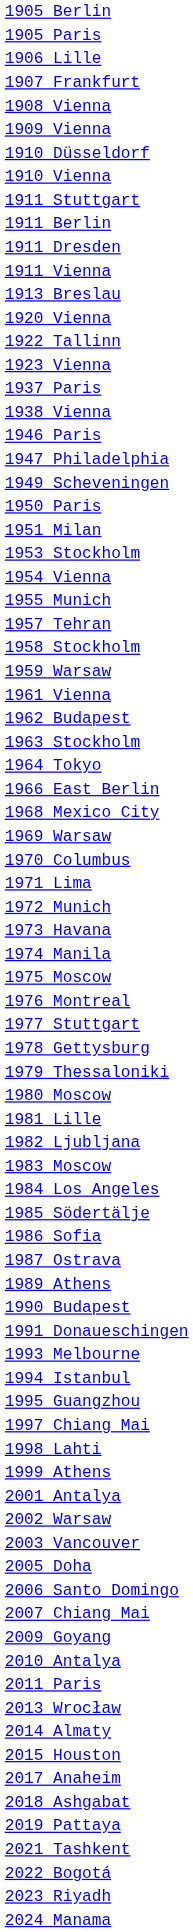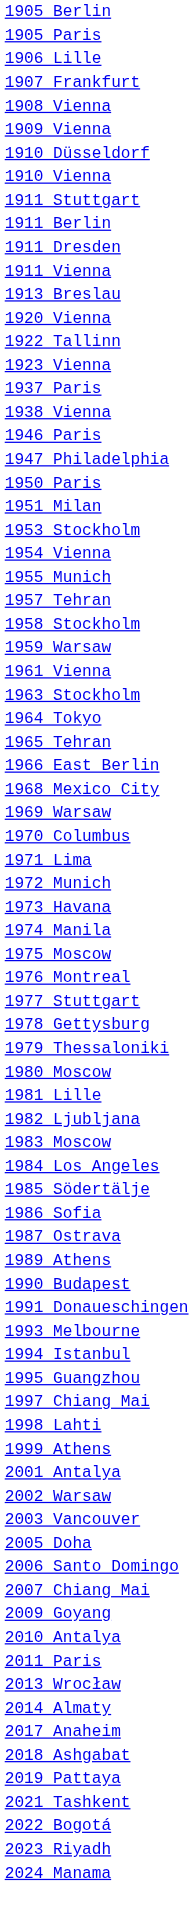- row: (87, 483)
- row: (68, 719)
+ row: (58, 742)
- row: (63, 1755)
